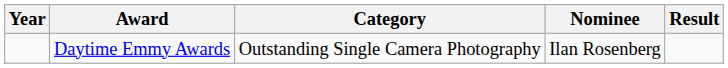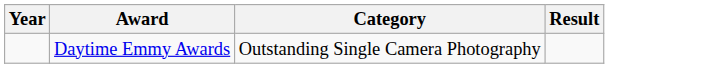- column: (605, 19)
